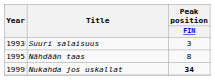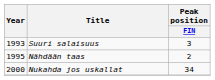(189, 56) 8 -> (189, 56) 2
(16, 69) 1999 -> (16, 69) 2000
(189, 69) bold -> (189, 69) normal
